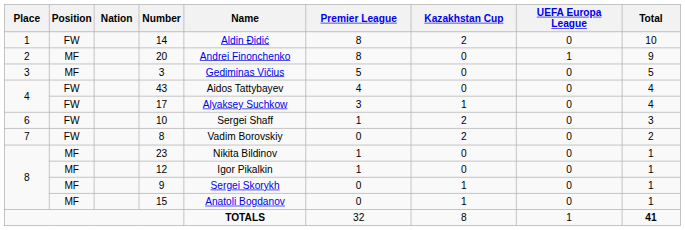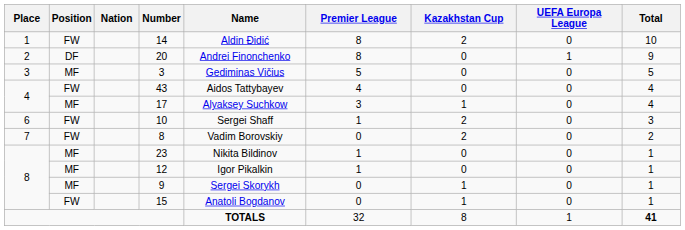(72, 56) MF -> (72, 56) DF
(72, 105) FW -> (72, 105) MF
(72, 201) MF -> (72, 201) FW
